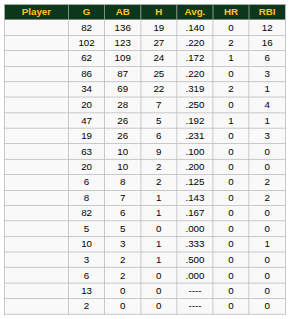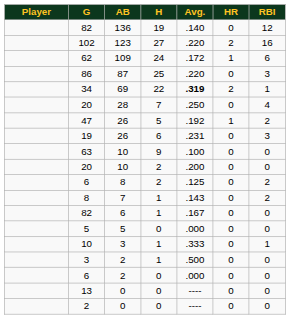(195, 89) normal -> (195, 89) bold
(267, 120) 1 -> (267, 120) 2
